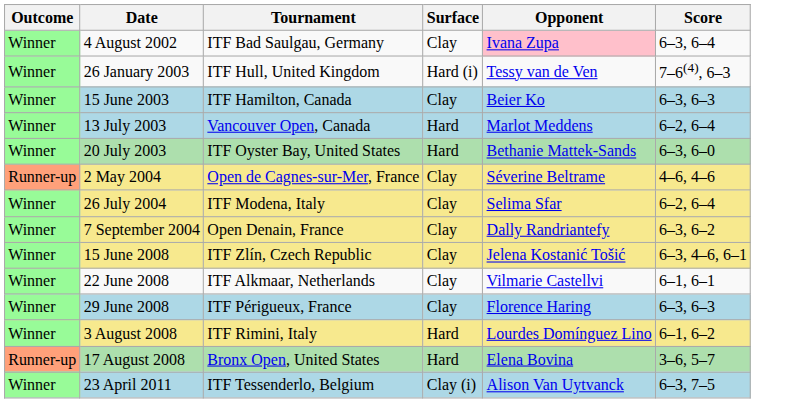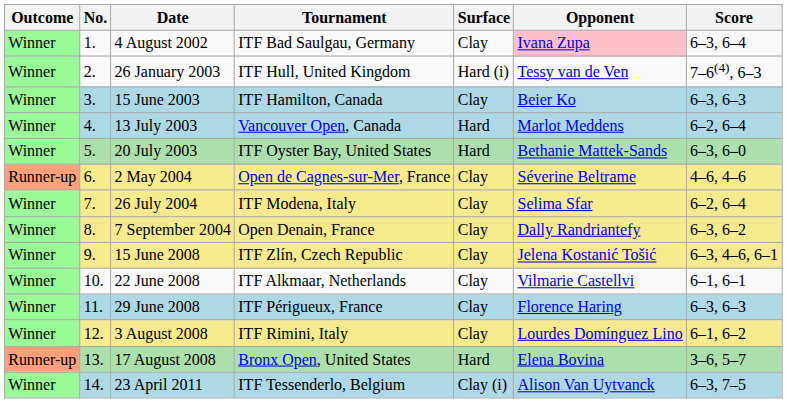+ column: (95, 16)
(443, 332) Hard -> (473, 332) Clay
